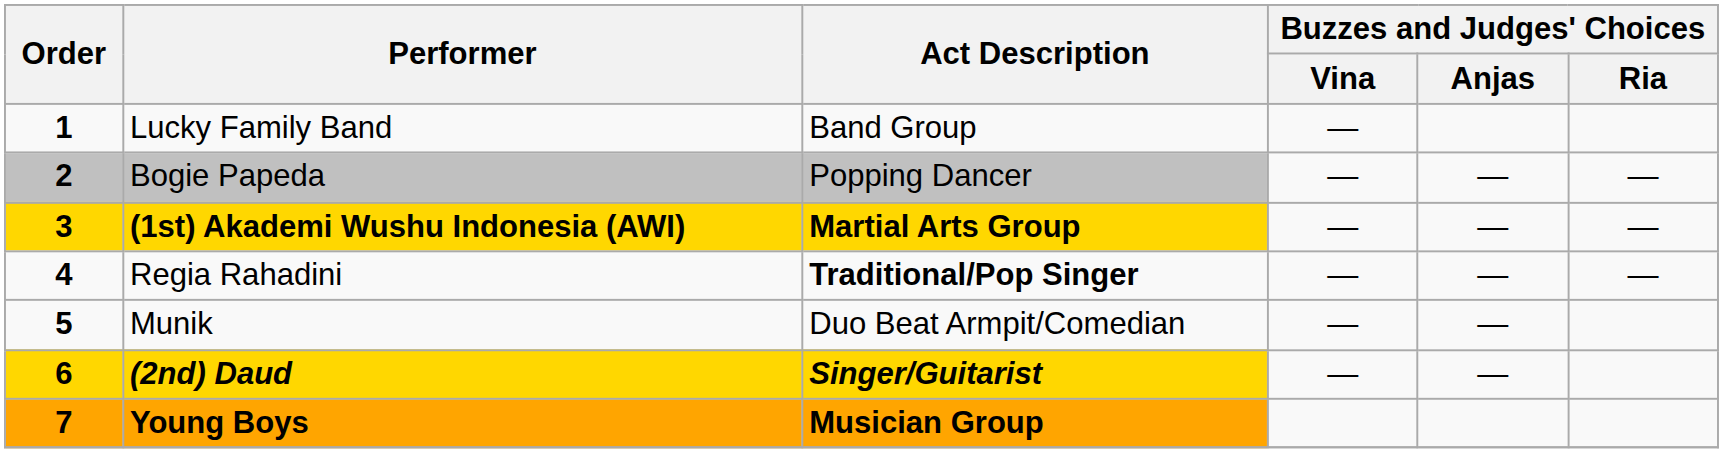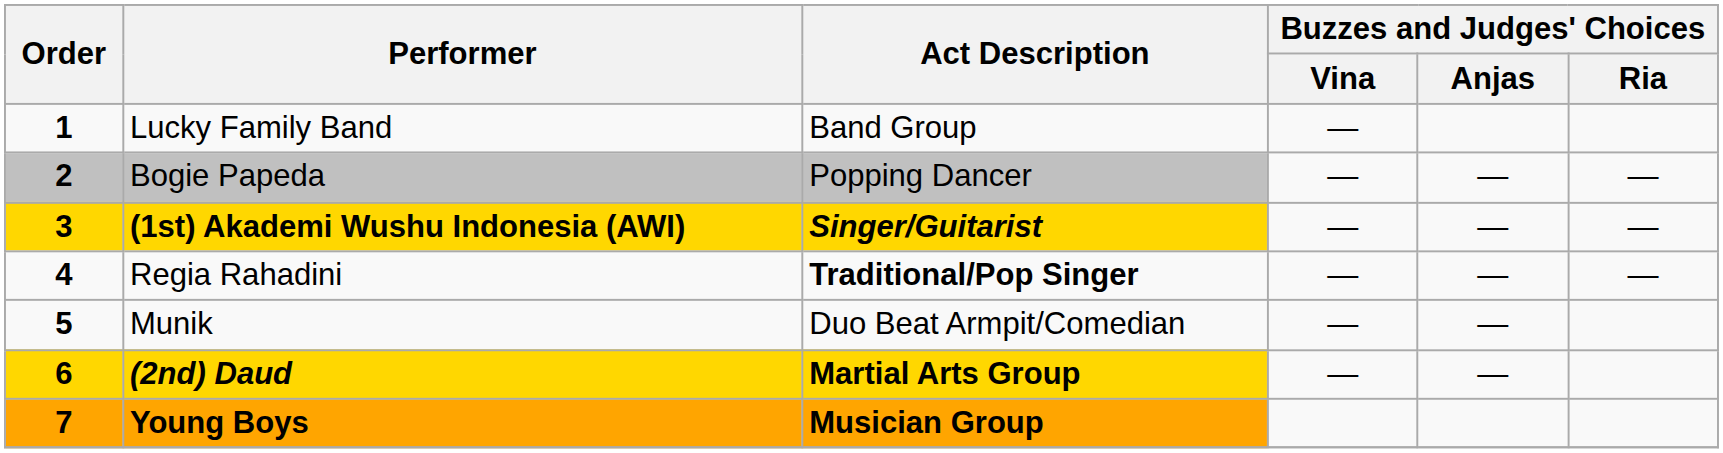(945, 226) Martial Arts Group -> (926, 226) Singer/Guitarist
(926, 373) Singer/Guitarist -> (945, 373) Martial Arts Group
